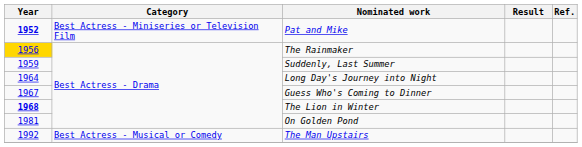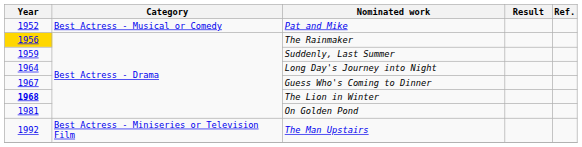(28, 31) bold -> (28, 26) normal
(156, 31) Best Actress - Miniseries or Television Film -> (138, 26) Best Actress - Musical or Comedy
(138, 135) Best Actress - Musical or Comedy -> (156, 130) Best Actress - Miniseries or Television Film
